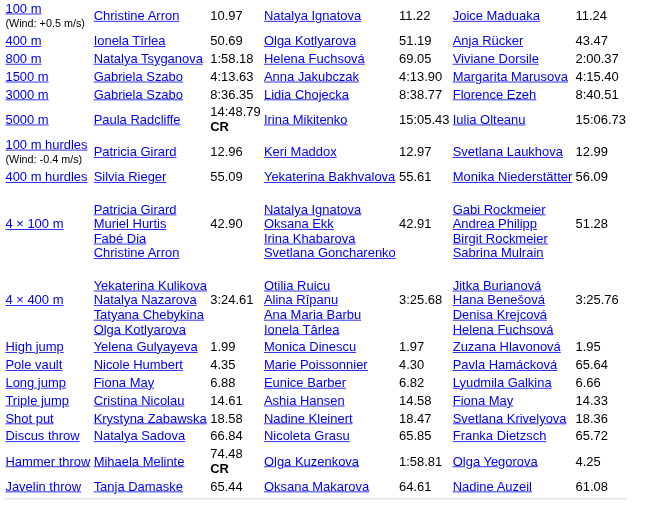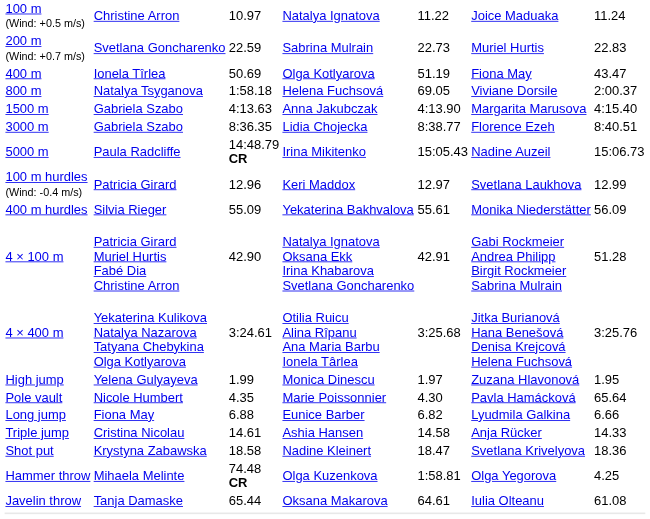+ row: (45, 48)
(488, 41) Anja Rücker -> (501, 73) Fiona May
(489, 119) Iulia Olteanu -> (511, 152) Nadine Auzeil
(483, 400) Fiona May -> (507, 433) Anja Rücker
- row: (43, 436)
(492, 486) Nadine Auzeil -> (508, 501) Iulia Olteanu
